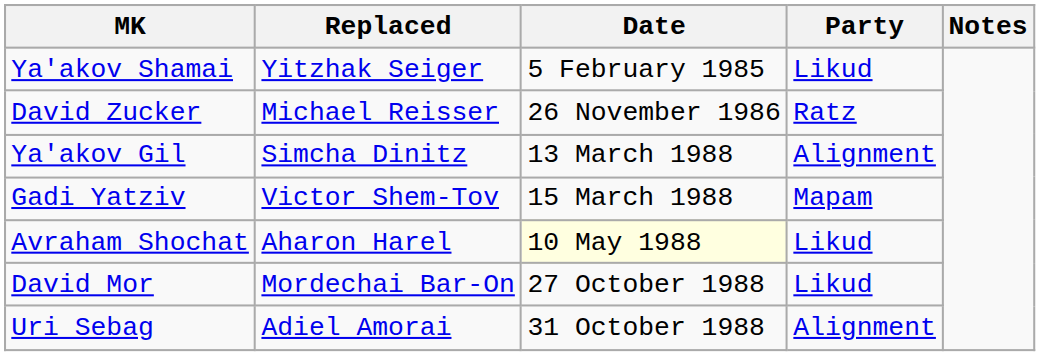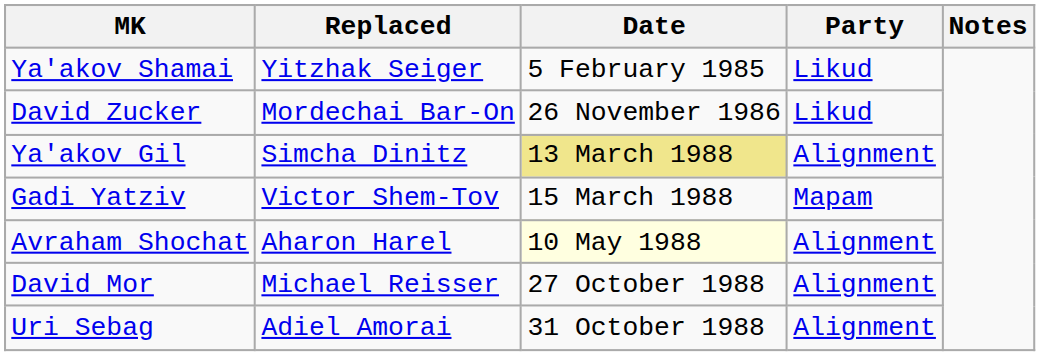(380, 113) Michael Reisser -> (388, 113) Mordechai Bar-On
(825, 113) Ratz -> (833, 113) Likud
(630, 156) no background -> (630, 156) khaki background
(833, 242) Likud -> (865, 242) Alignment
(388, 285) Mordechai Bar-On -> (380, 285) Michael Reisser
(833, 285) Likud -> (865, 285) Alignment
